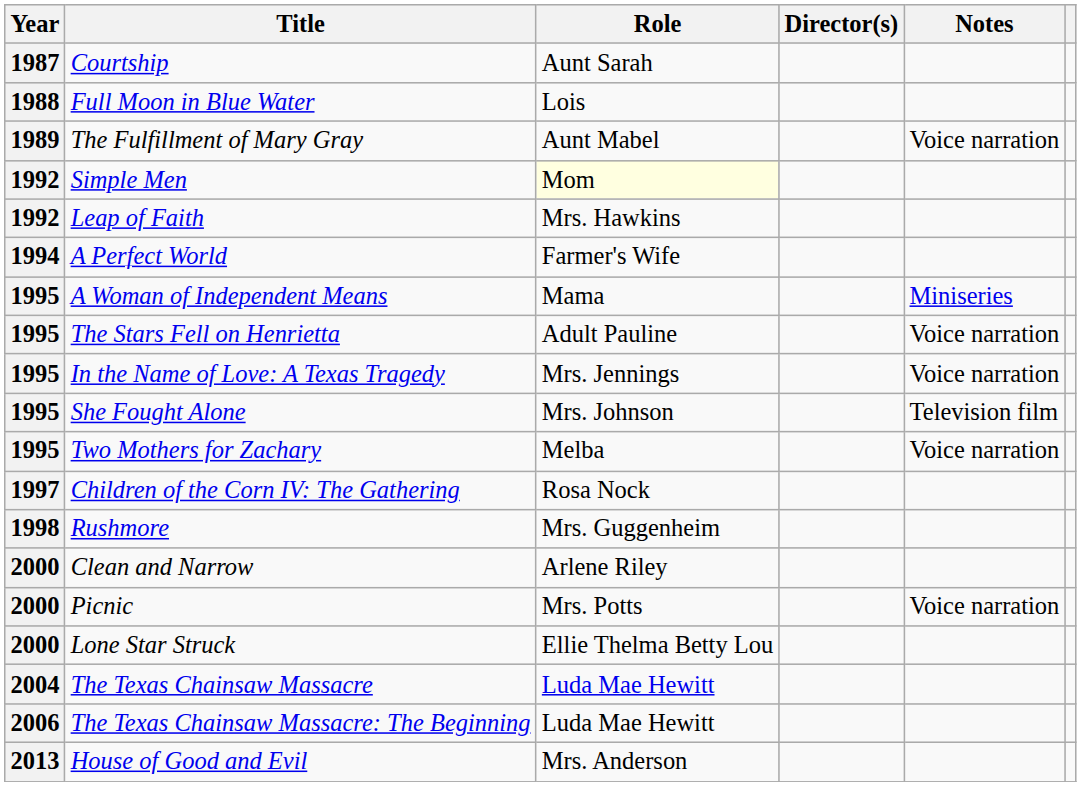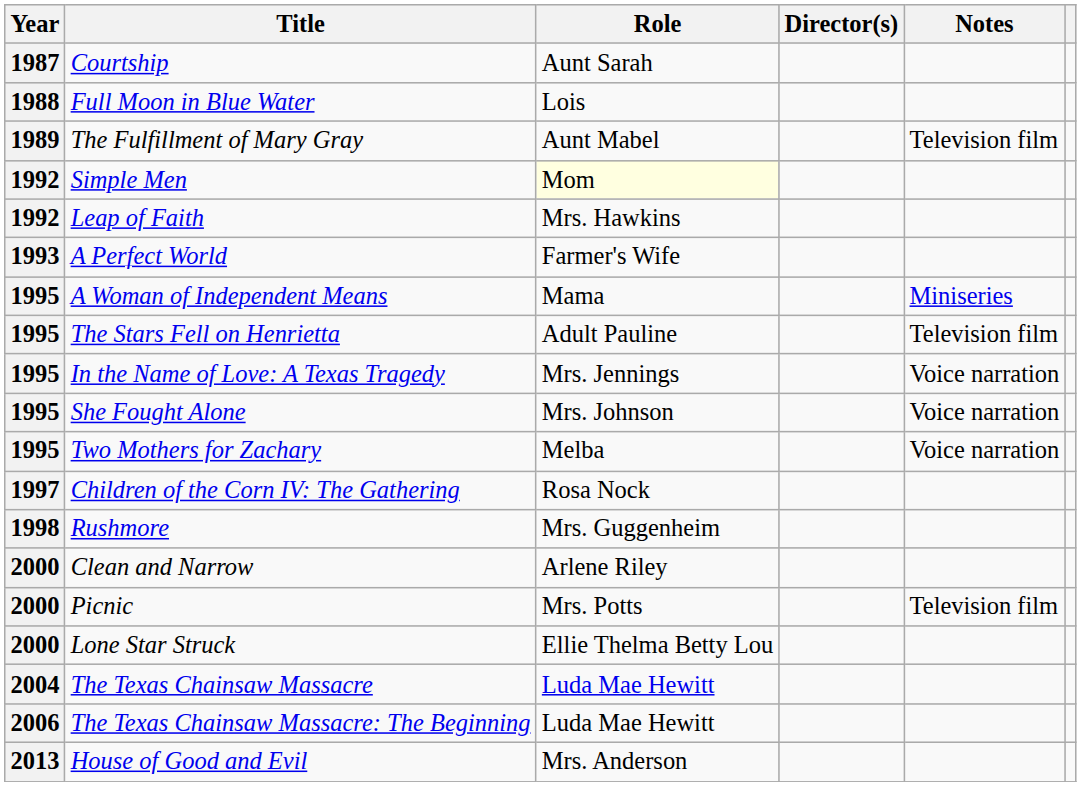(984, 140) Voice narration -> (984, 140) Television film
(35, 256) 1994 -> (35, 256) 1993
(984, 334) Voice narration -> (984, 334) Television film
(984, 412) Television film -> (984, 412) Voice narration
(984, 606) Voice narration -> (984, 606) Television film
